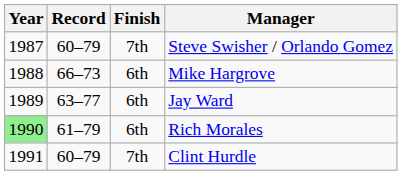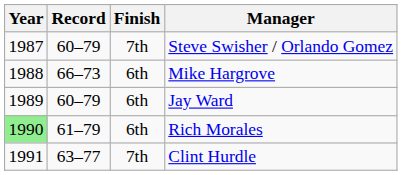(79, 101) 63–77 -> (79, 101) 60–79
(79, 156) 60–79 -> (79, 156) 63–77
